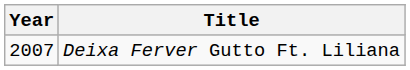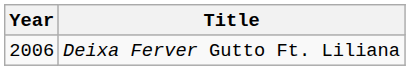(32, 50) 2007 -> (32, 50) 2006
